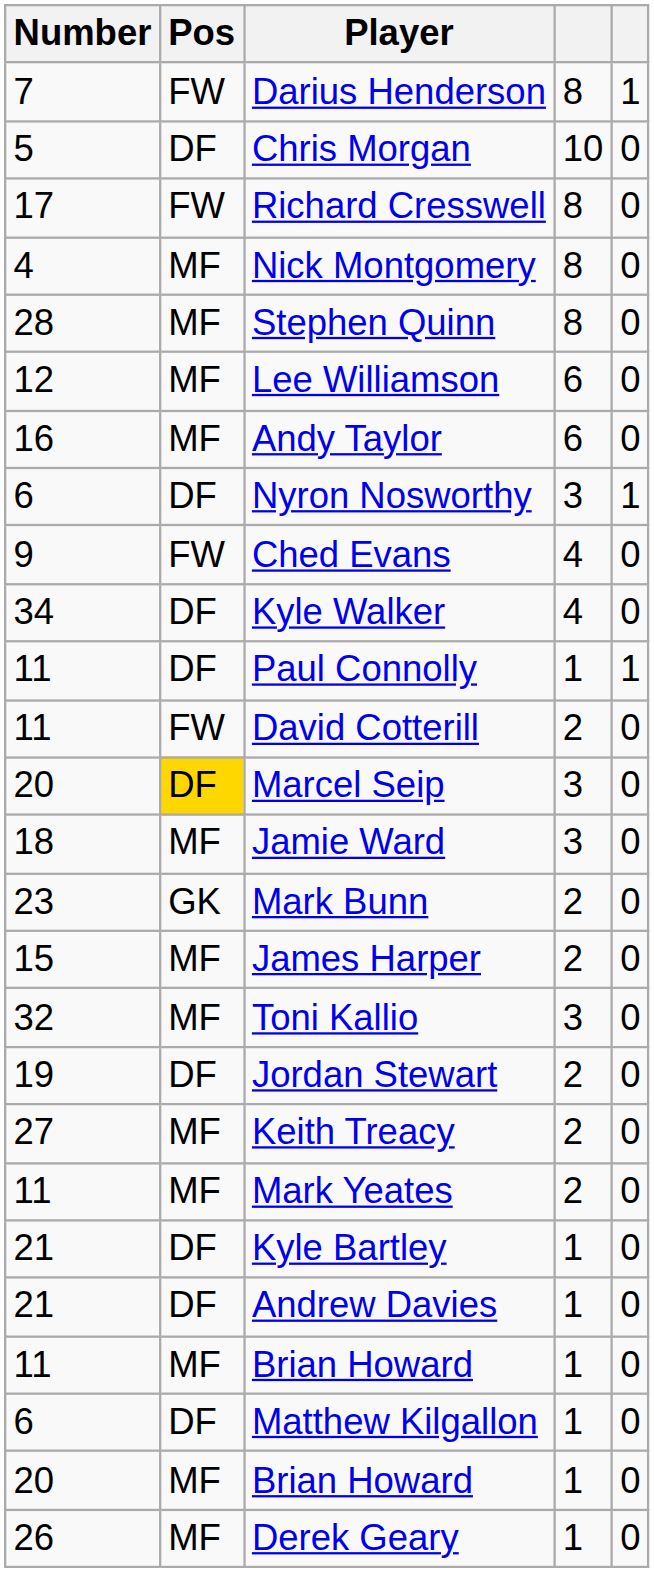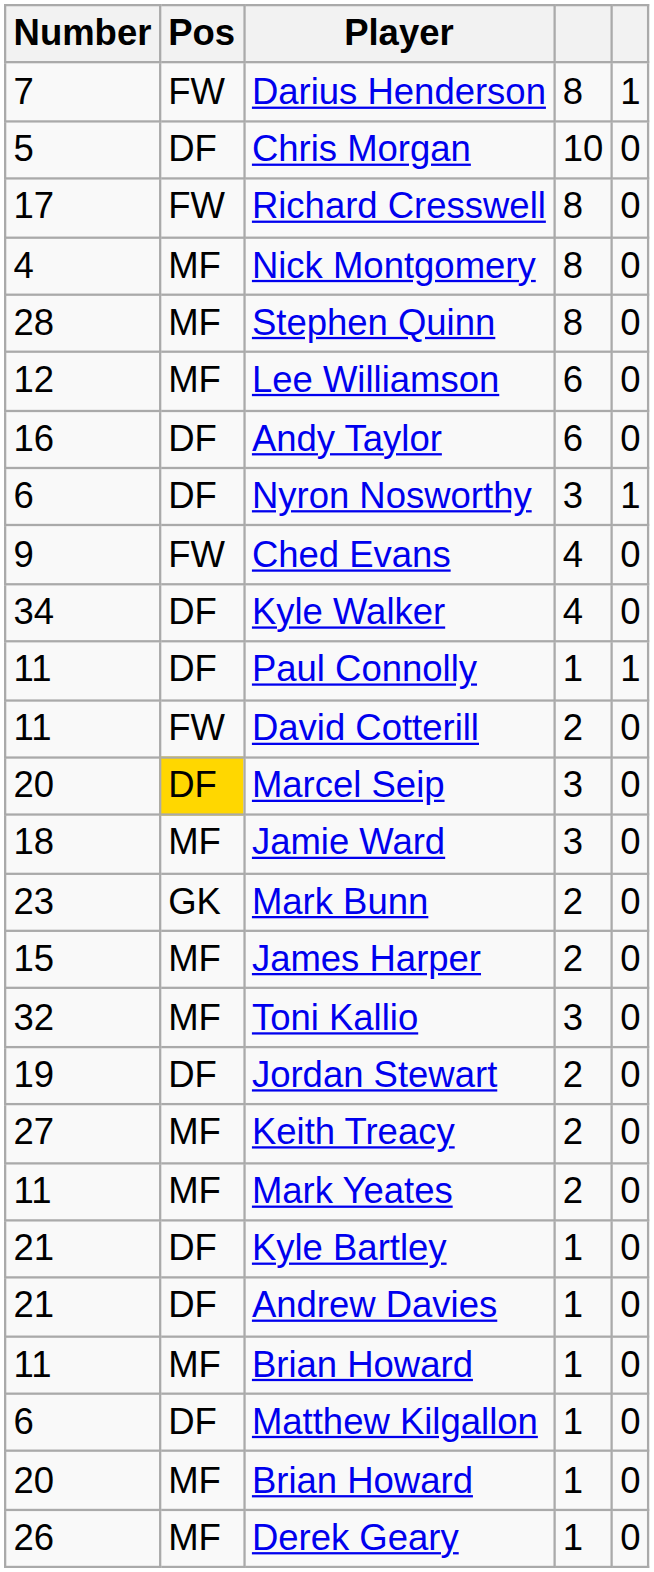(195, 438) MF -> (193, 438) DF
